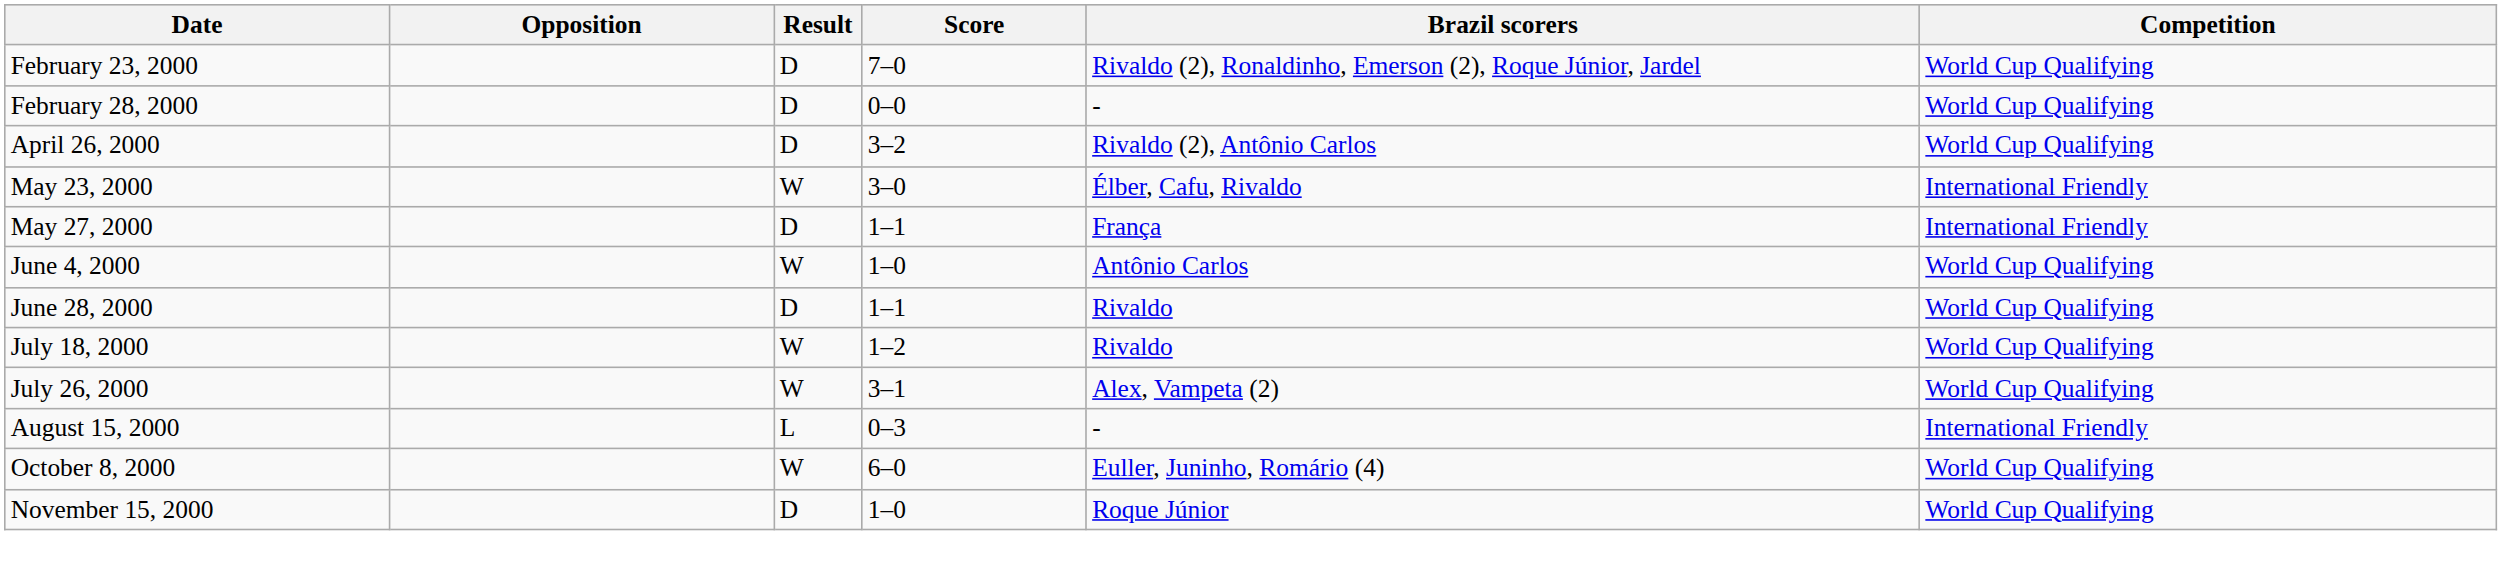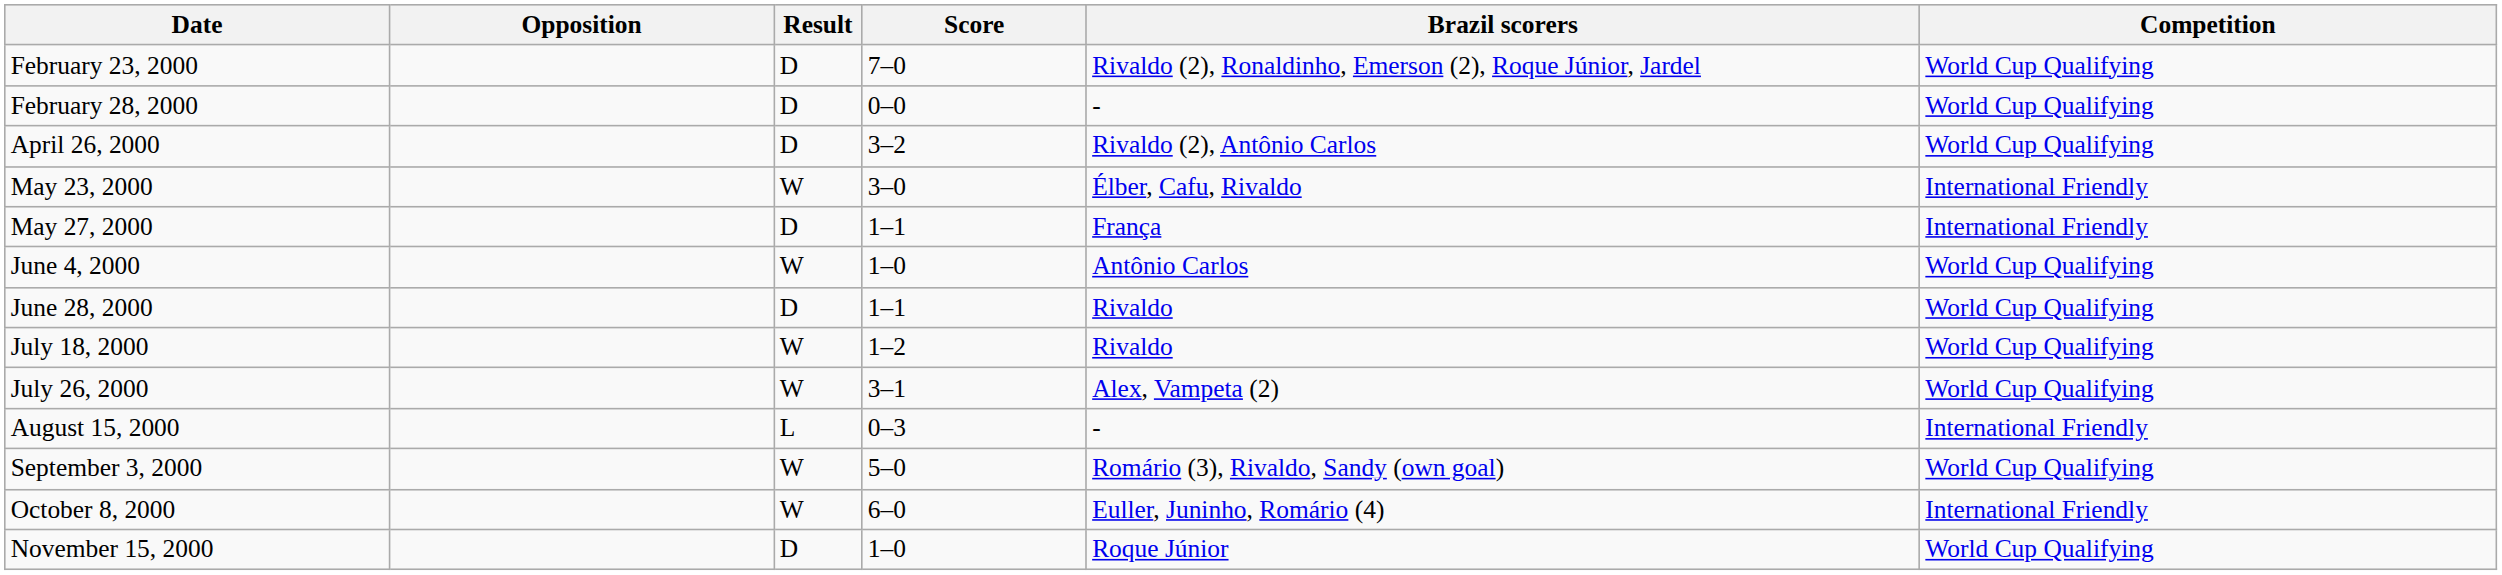+ row: (106, 468)
(2039, 468) World Cup Qualifying -> (2037, 508) International Friendly
